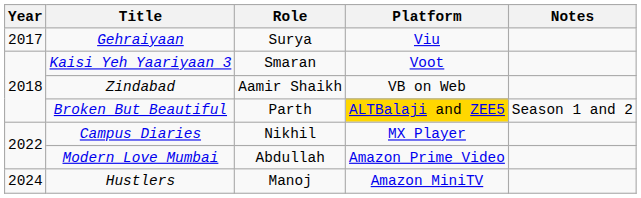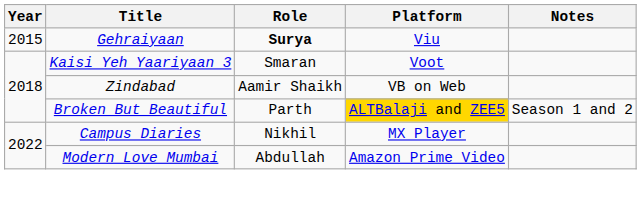(25, 40) 2017 -> (25, 40) 2015
(290, 40) normal -> (290, 40) bold
- row: (140, 181)
